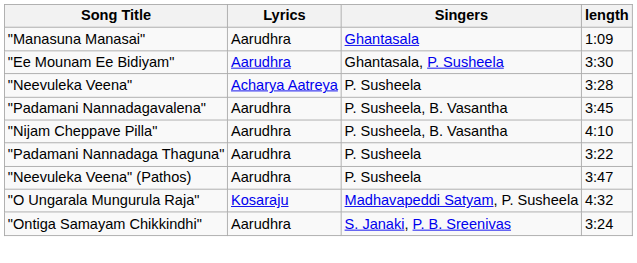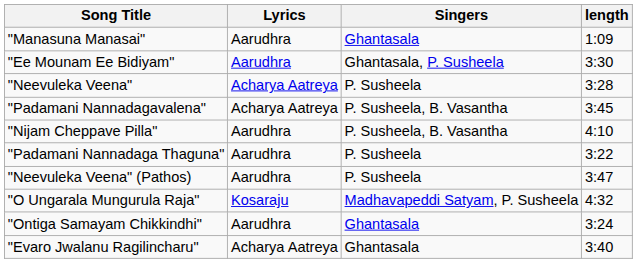(261, 108) Aarudhra -> (284, 108) Acharya Aatreya
(428, 223) S. Janaki, P. B. Sreenivas -> (382, 223) Ghantasala
+ row: (103, 246)
